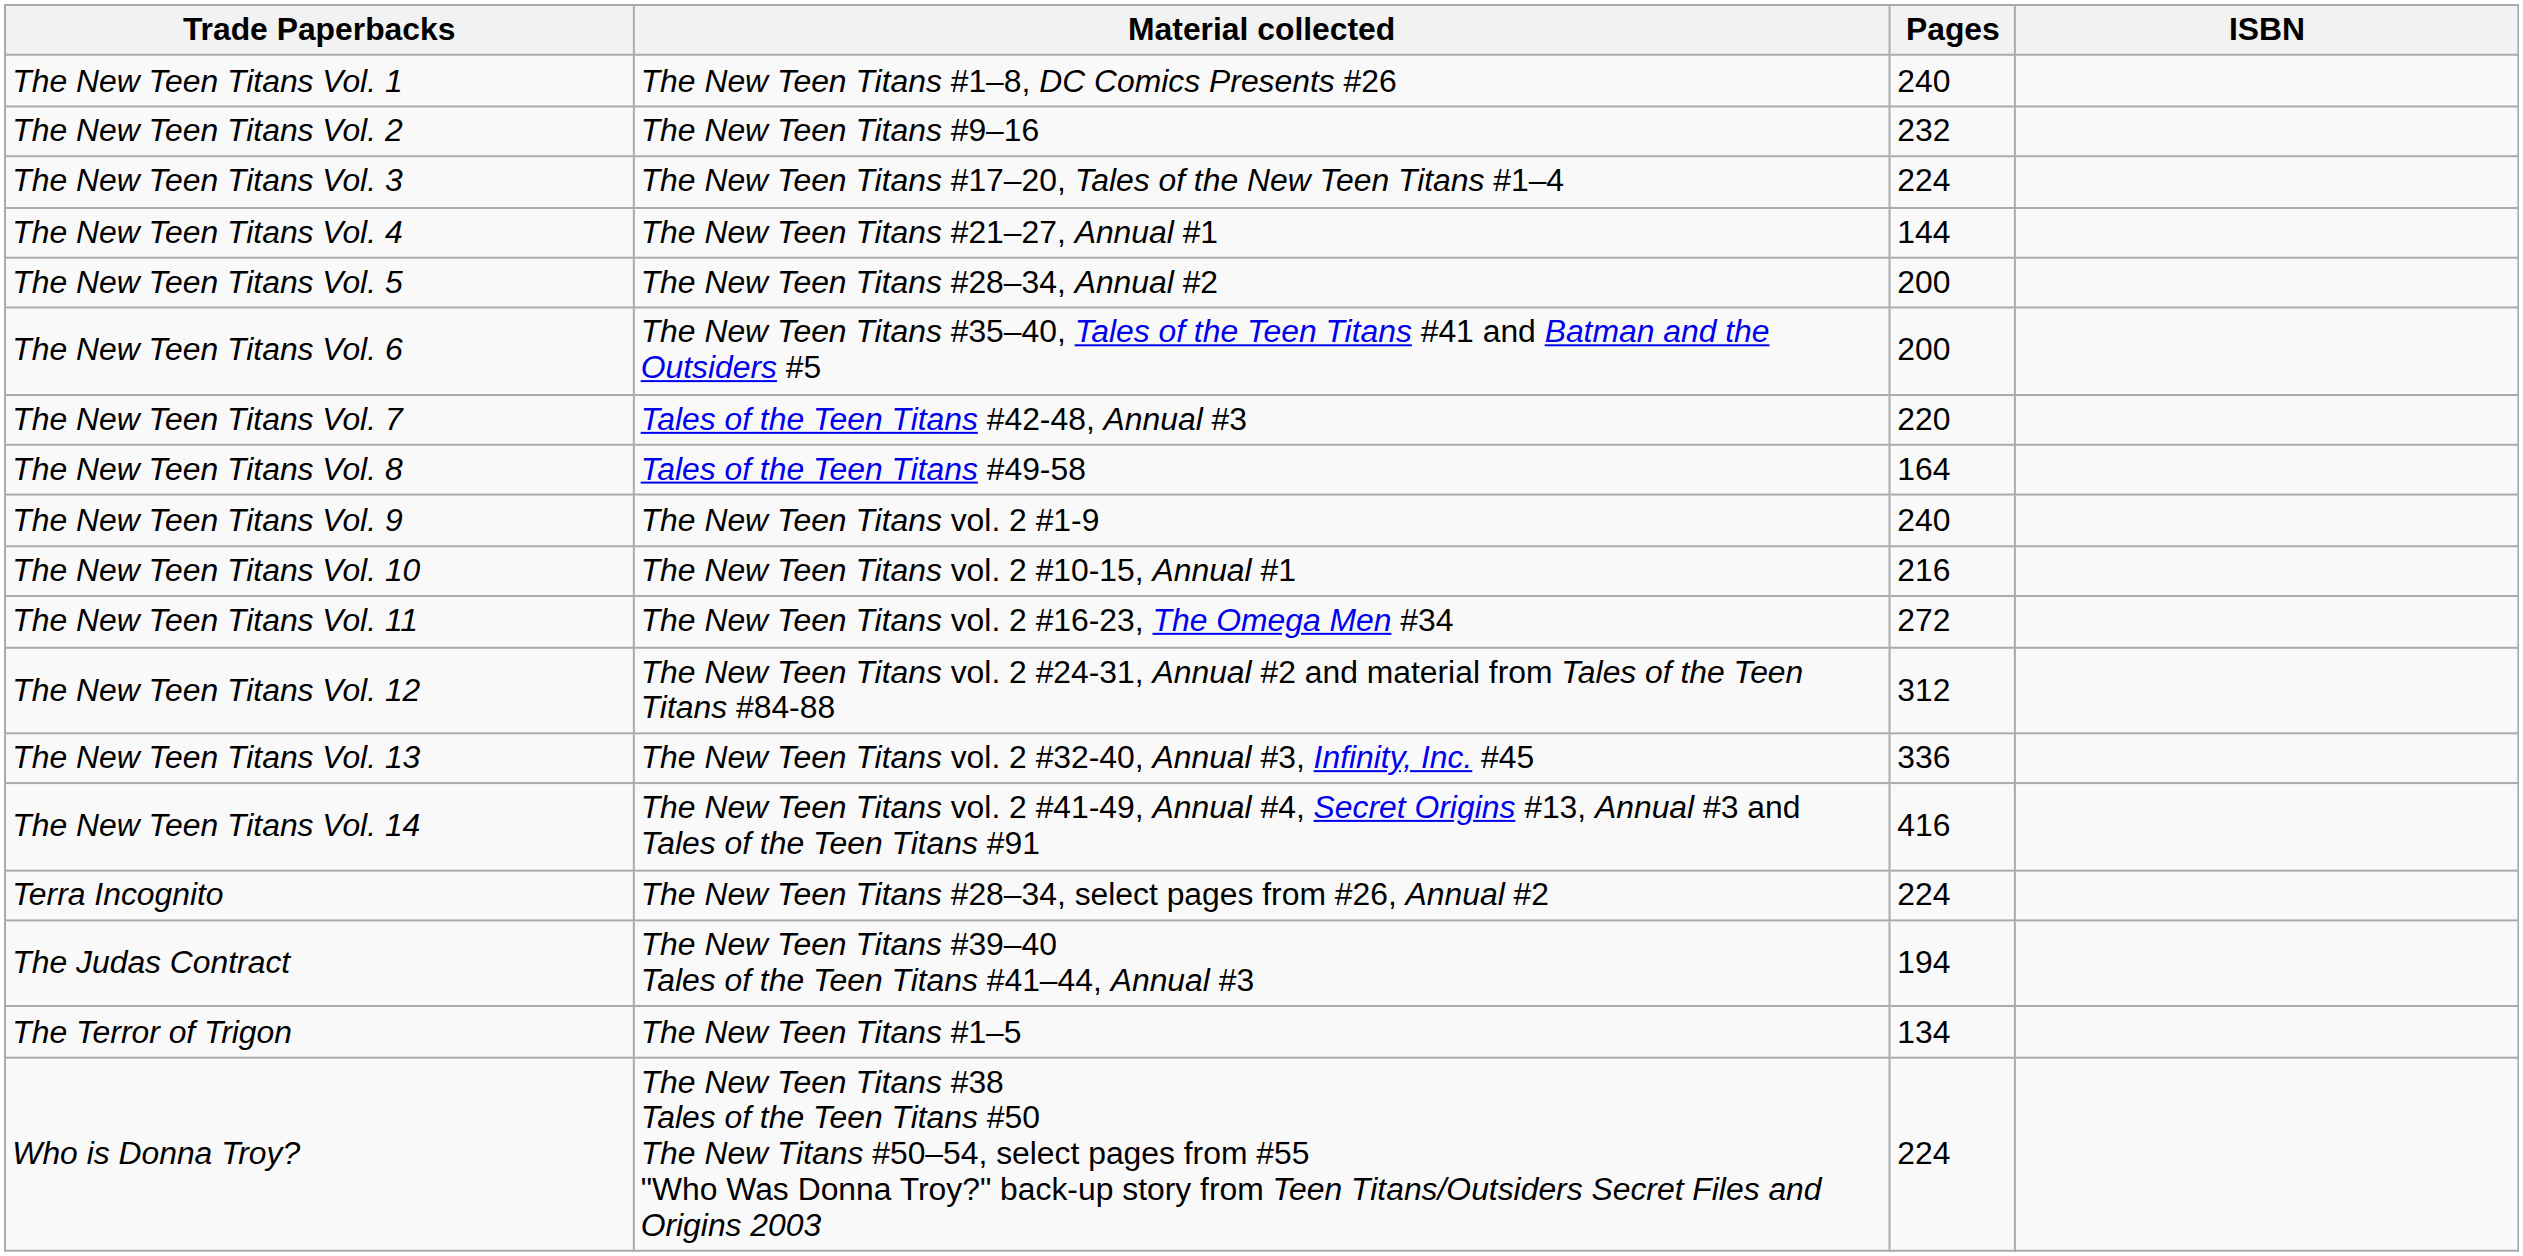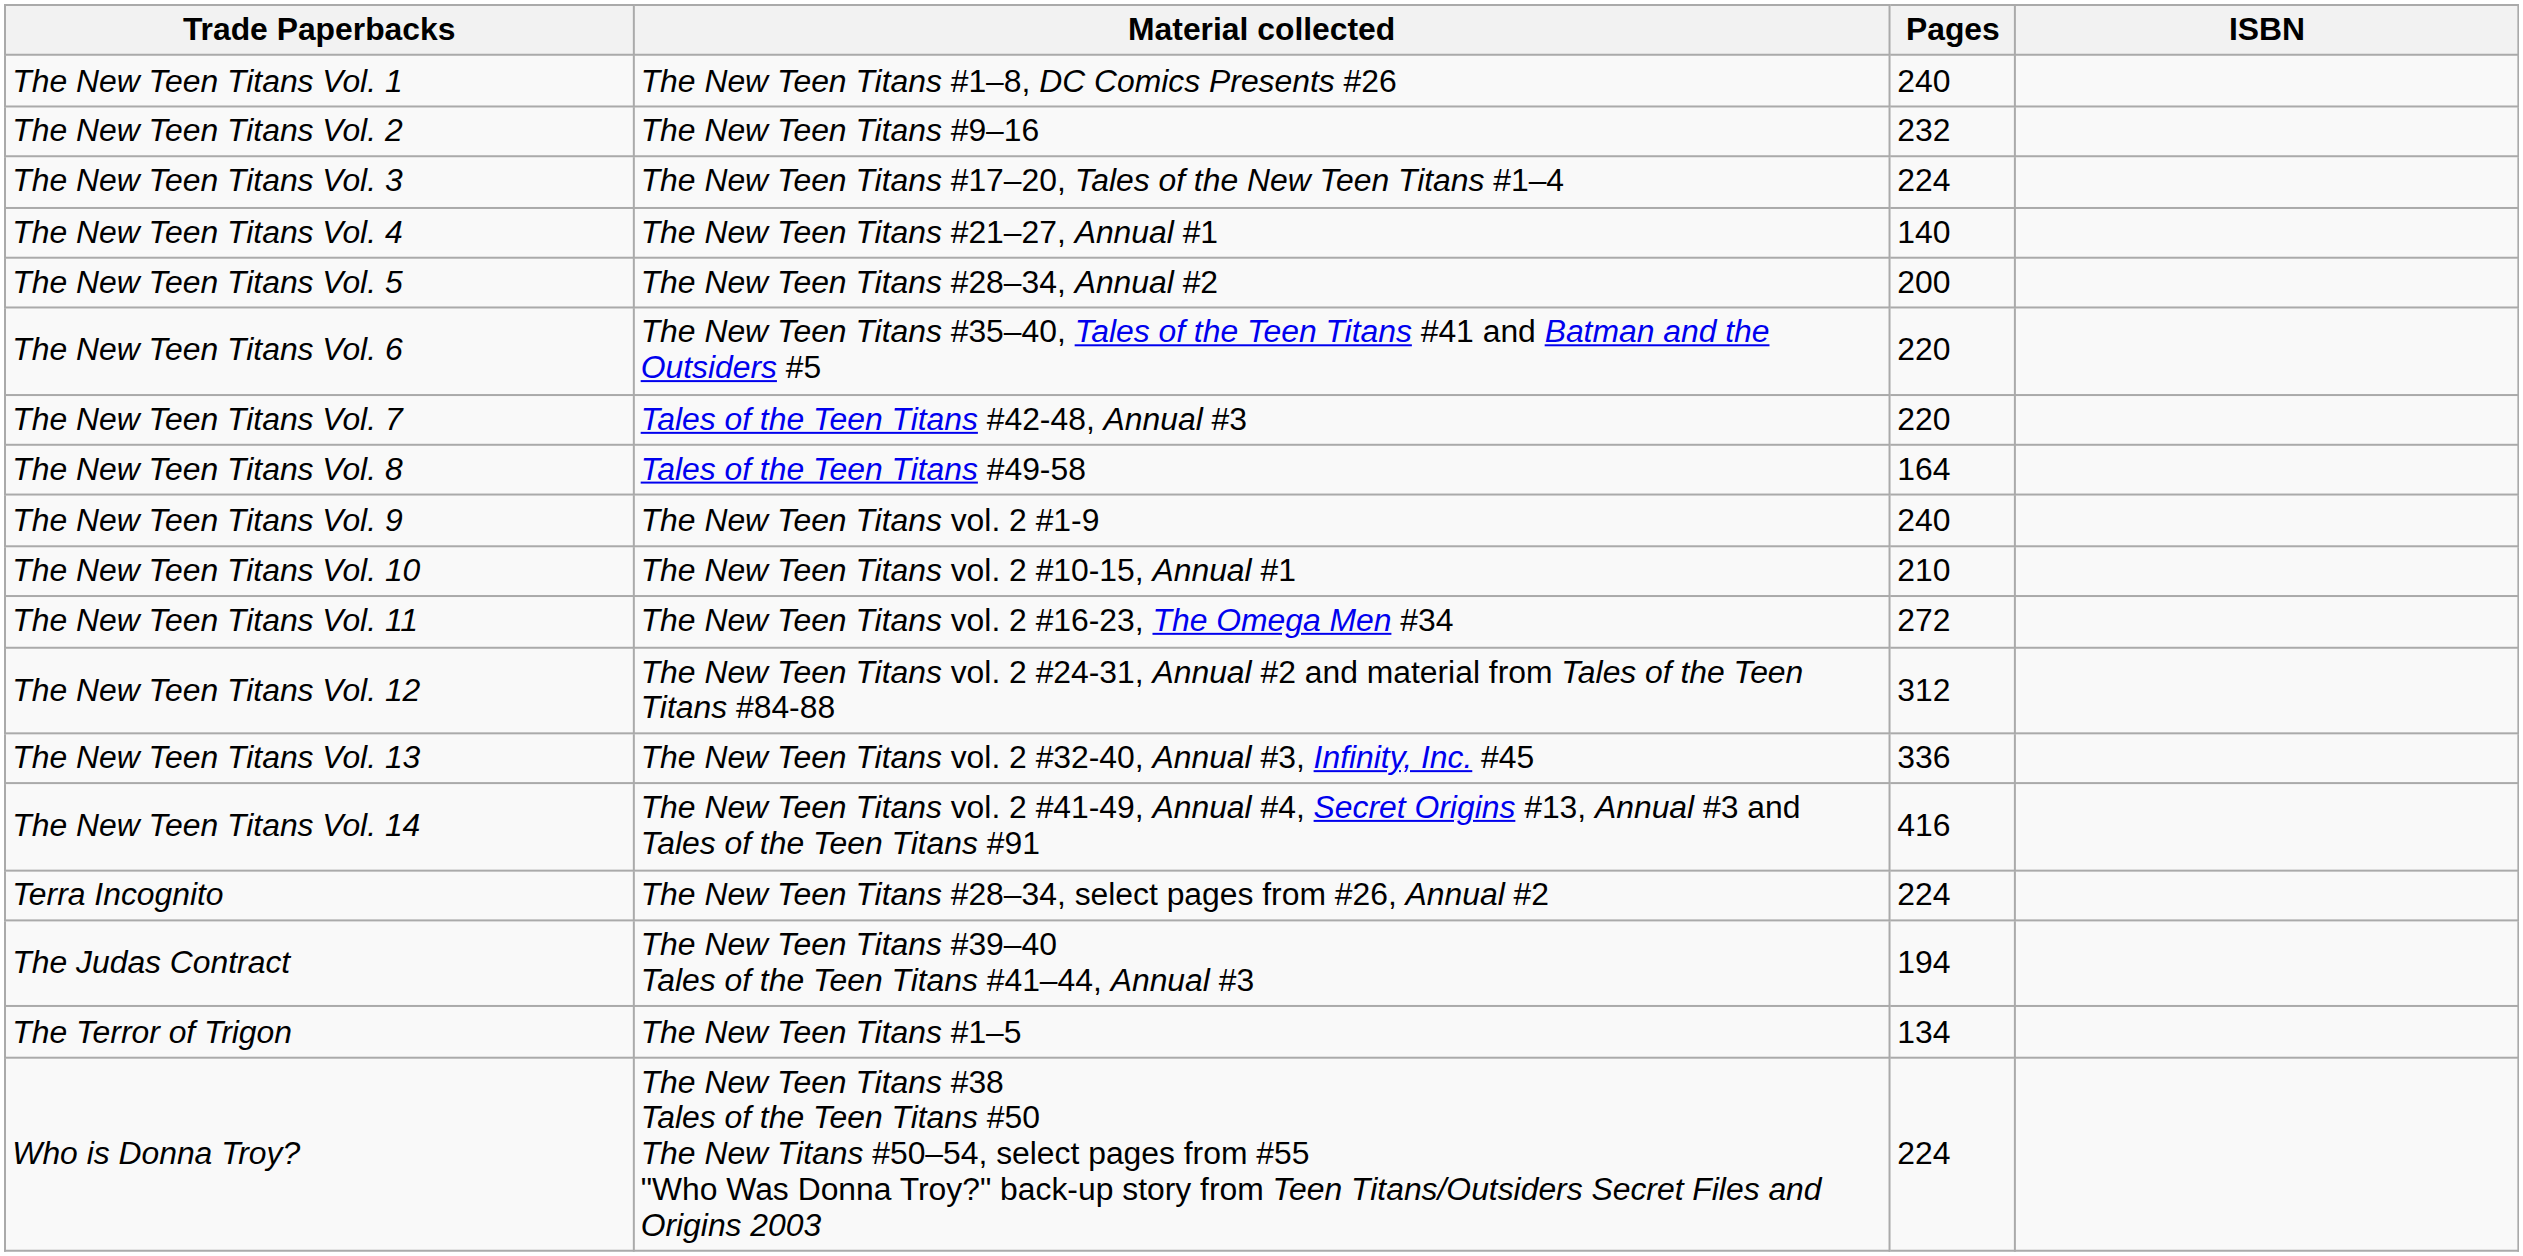(1924, 231) 144 -> (1924, 231) 140
(1924, 350) 200 -> (1924, 350) 220
(1924, 570) 216 -> (1924, 570) 210
